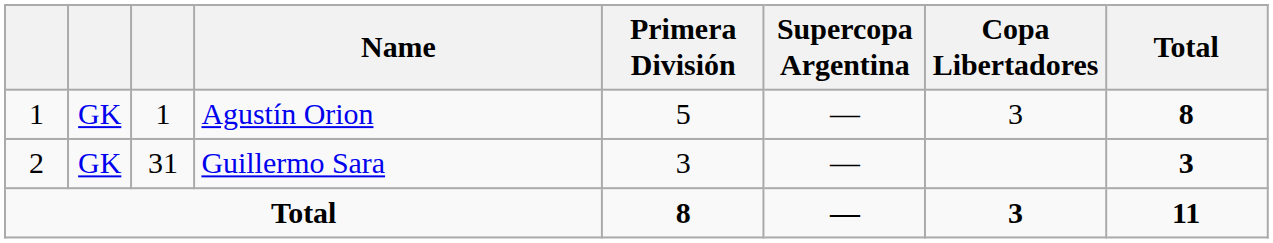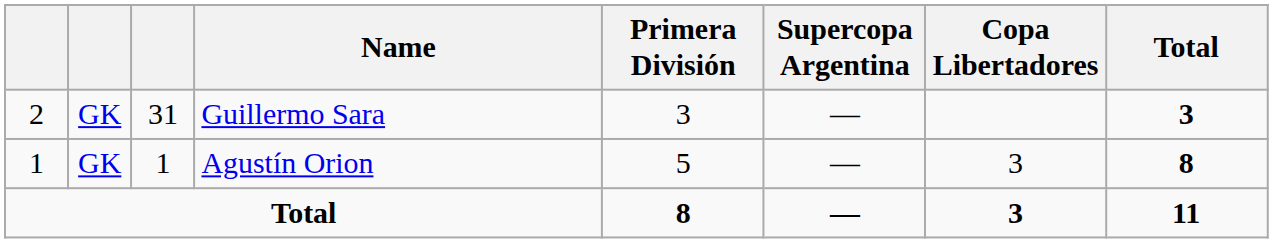rows swapped: (287, 114) <-> (293, 163)
